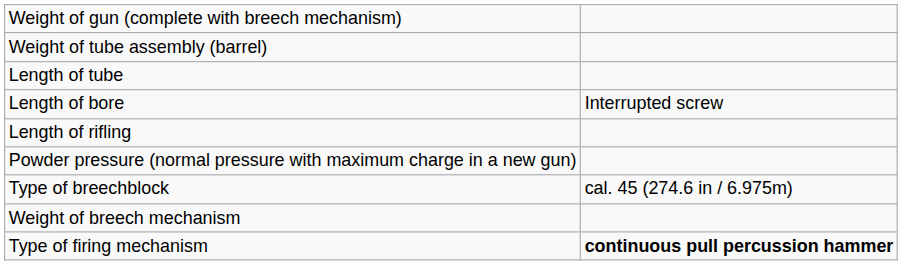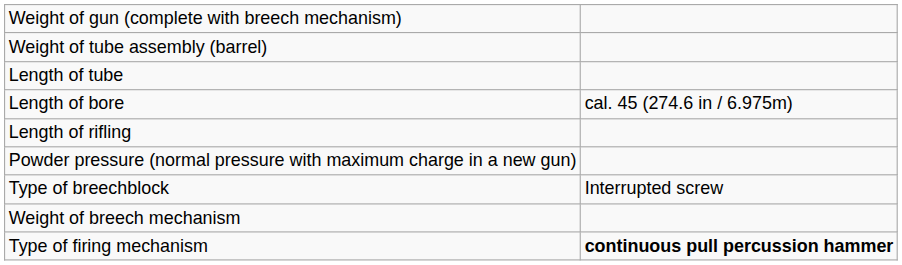(654, 103) Interrupted screw -> (689, 103) cal. 45 (274.6 in / 6.975m)
(689, 189) cal. 45 (274.6 in / 6.975m) -> (654, 189) Interrupted screw
